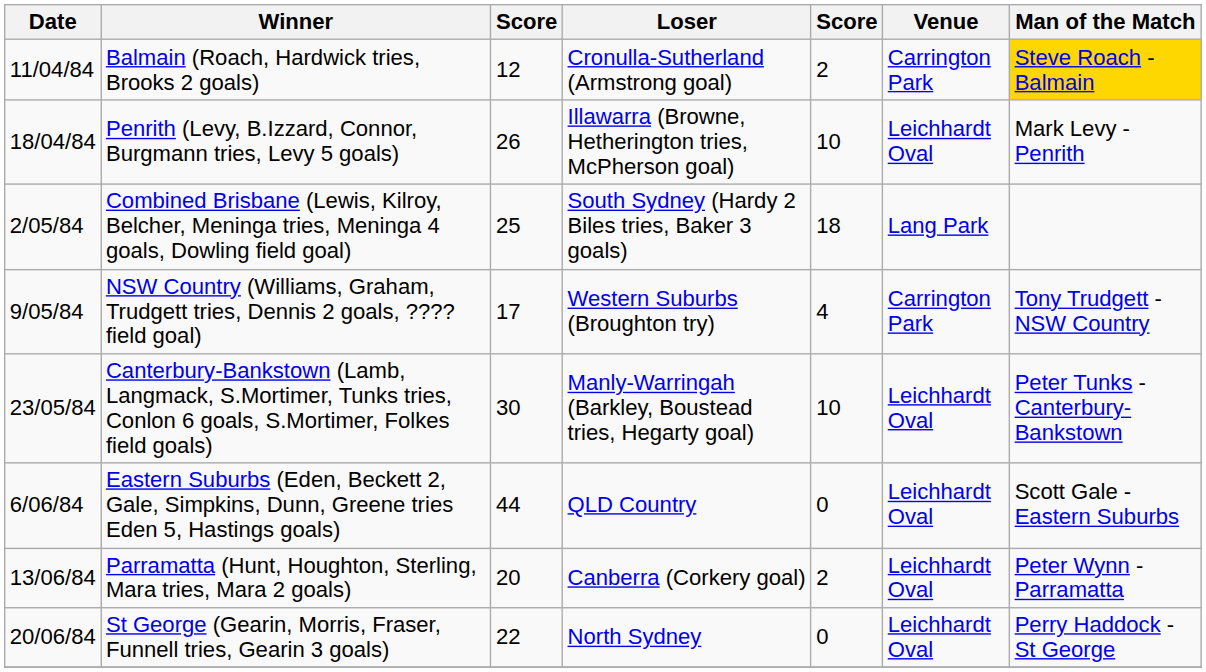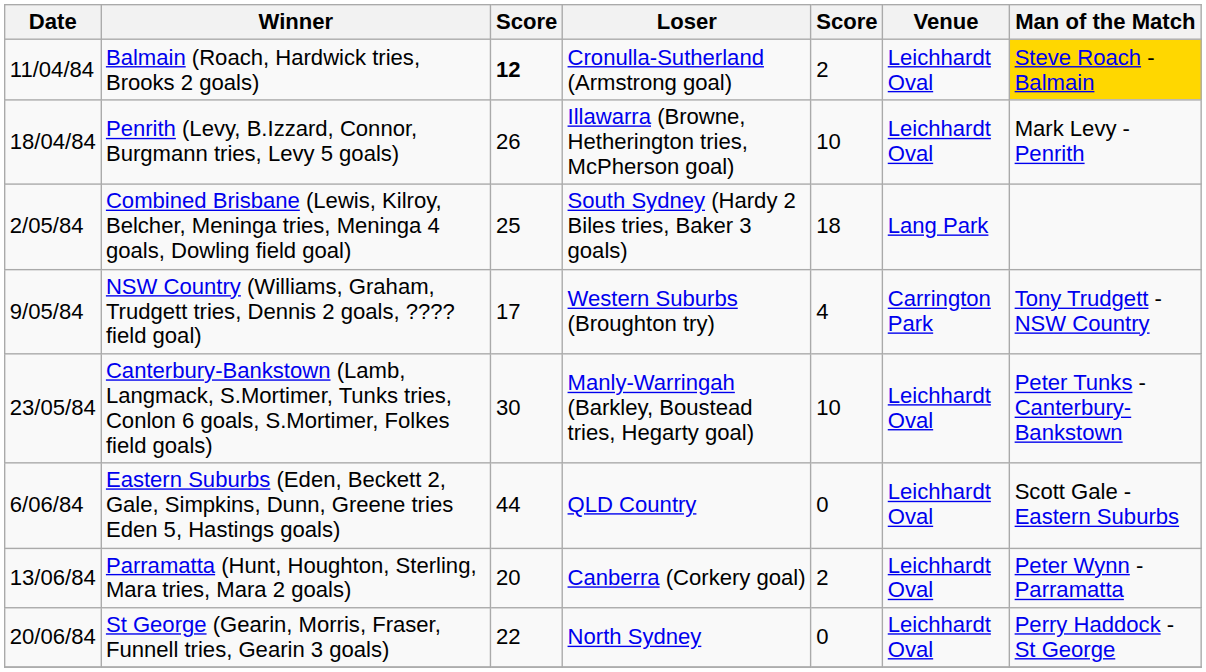(508, 69) normal -> (508, 69) bold
(939, 69) Carrington Park -> (939, 69) Leichhardt Oval
